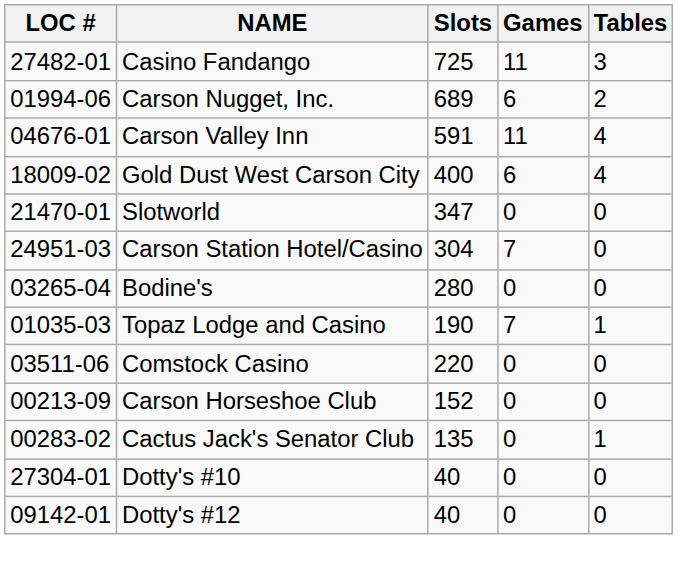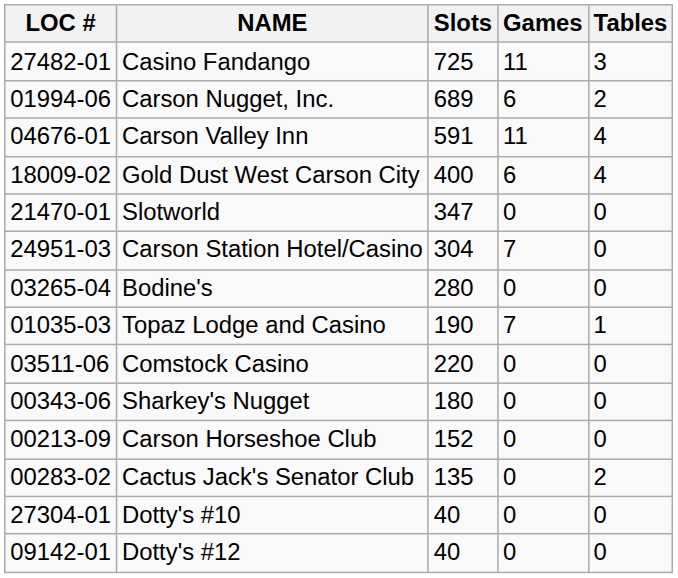+ row: (216, 401)
(600, 439) 1 -> (600, 477) 2
